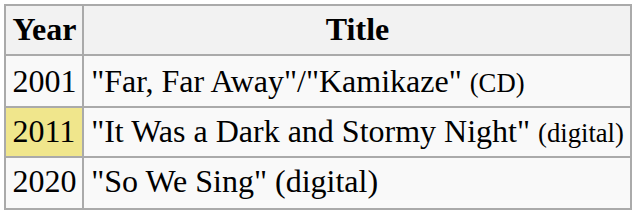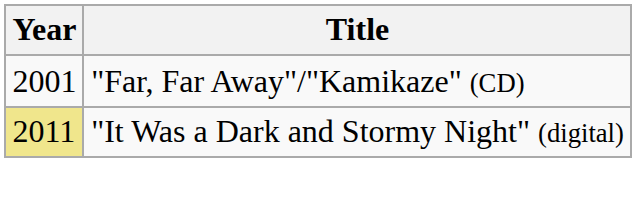- row: (235, 182)
